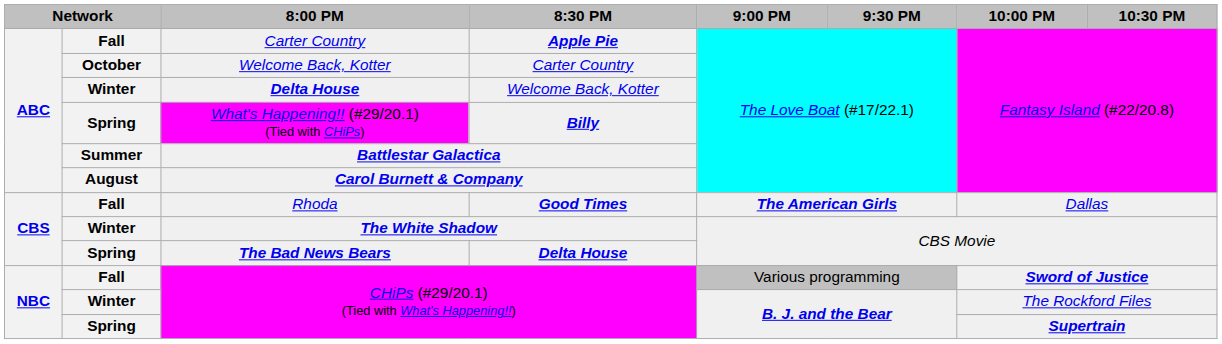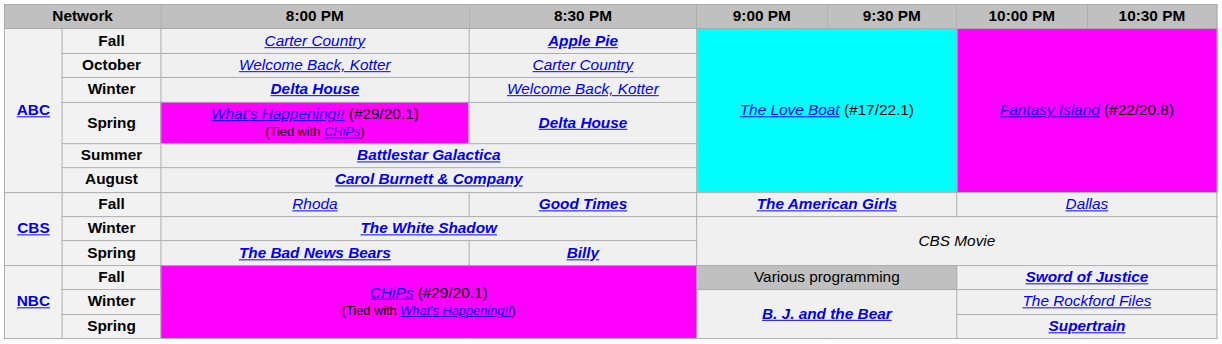(583, 122) Billy -> (583, 122) Delta House
(583, 253) Delta House -> (583, 253) Billy
